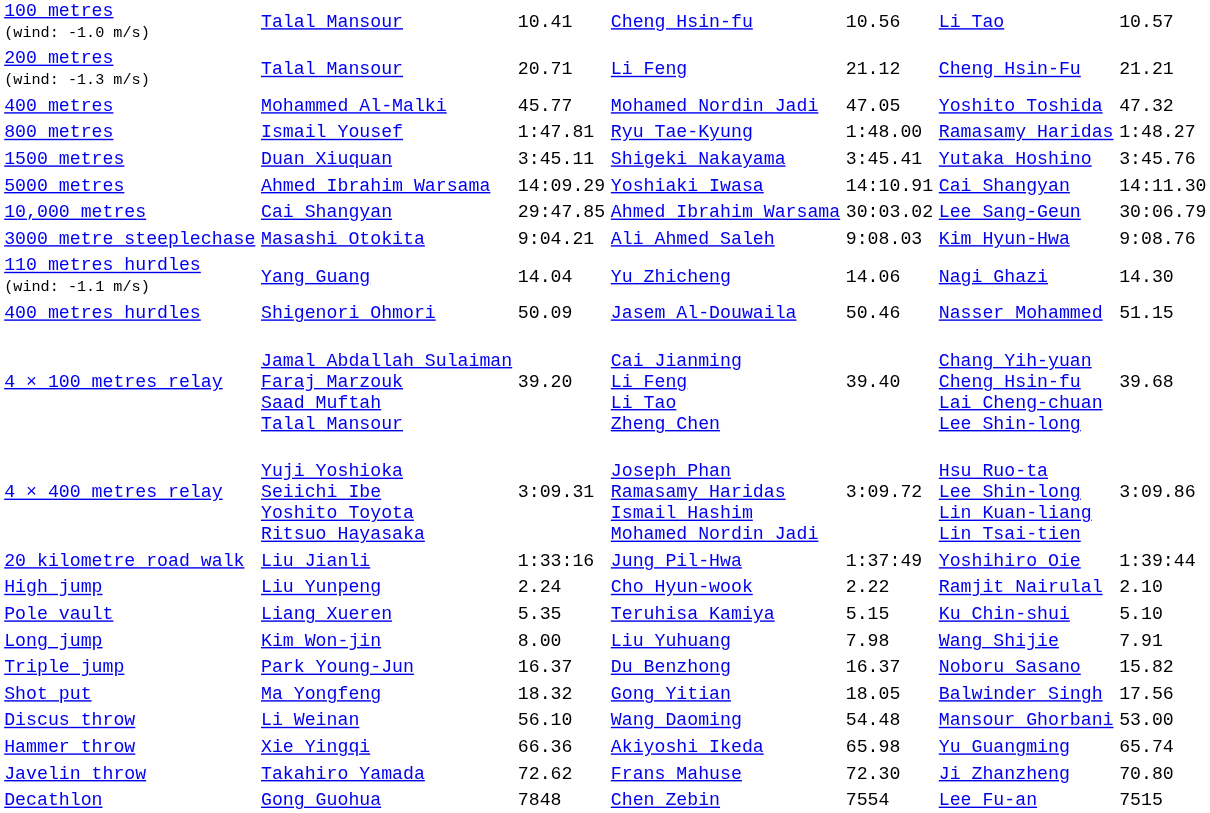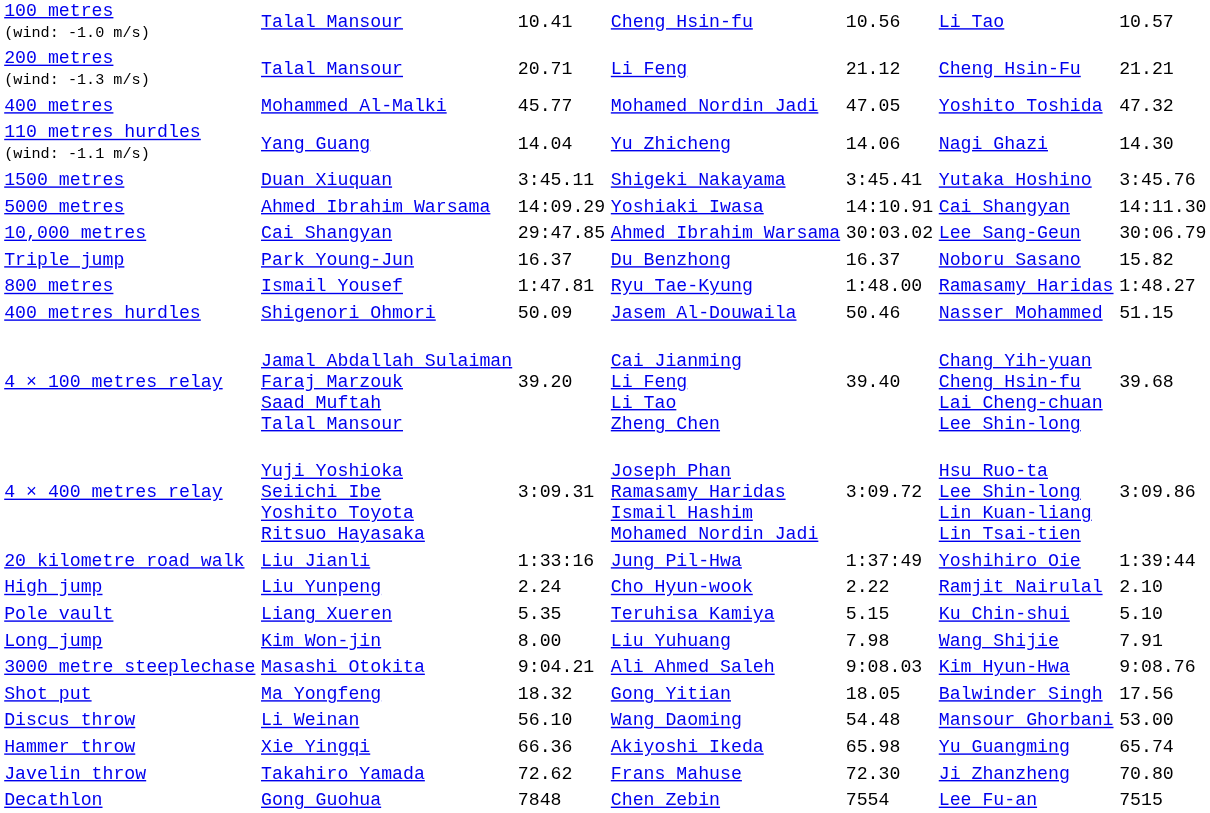rows swapped: (59, 132) <-> (103, 275)
rows swapped: (130, 239) <-> (64, 667)
